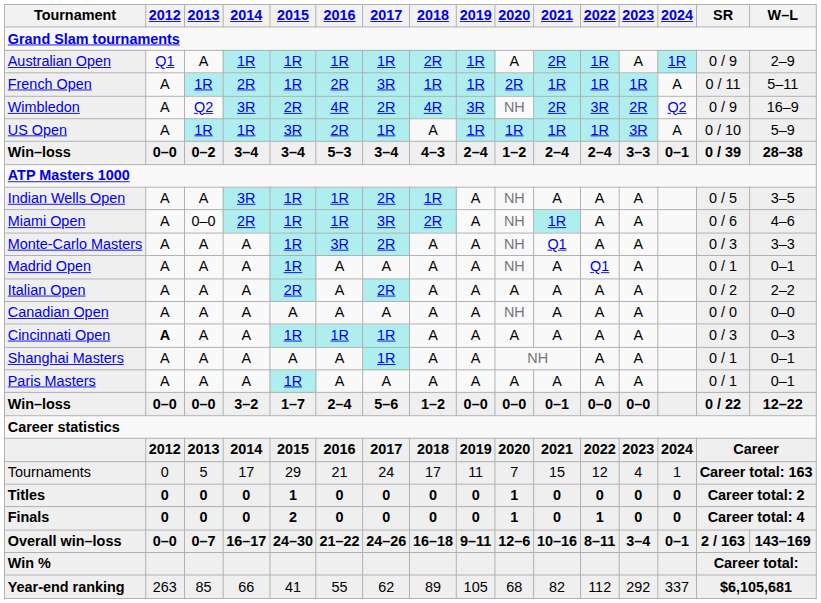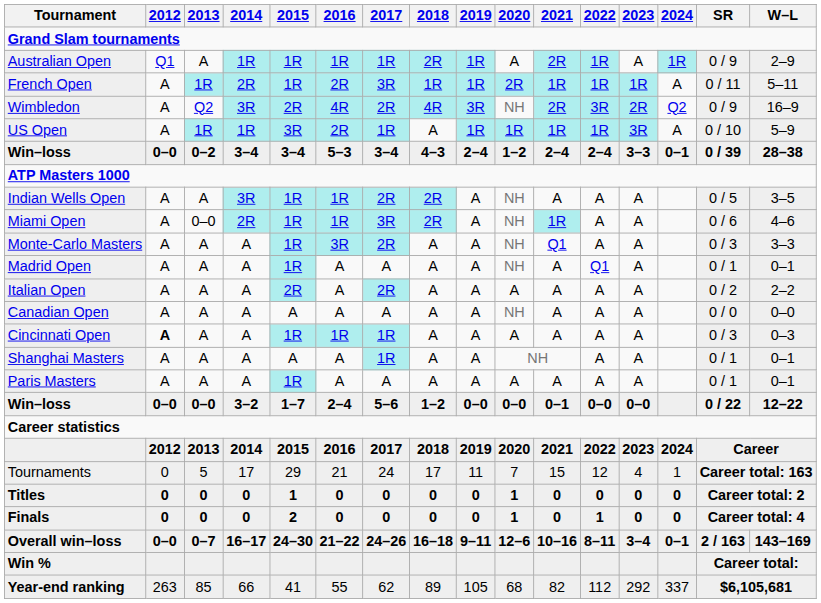(433, 198) 1R -> (433, 198) 2R
